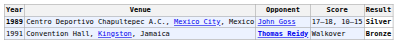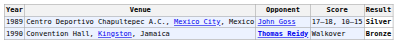(14, 22) bold -> (14, 22) normal
(14, 33) 1991 -> (14, 33) 1990
